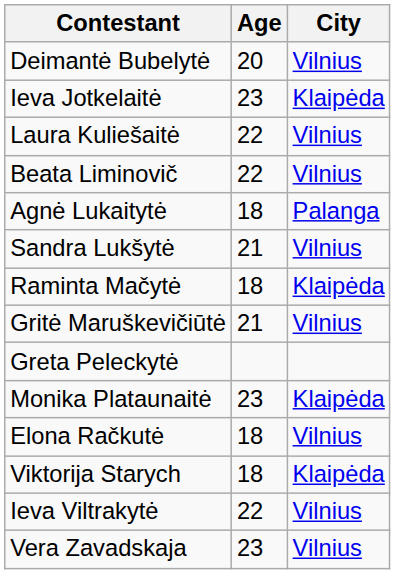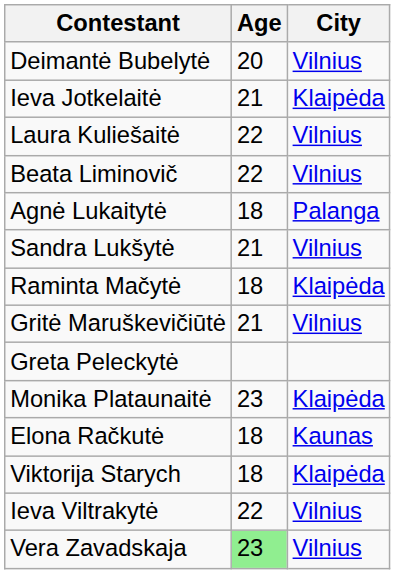(250, 98) 23 -> (250, 98) 21
(327, 436) Vilnius -> (333, 436) Kaunas
(250, 549) no background -> (250, 549) lightgreen background
